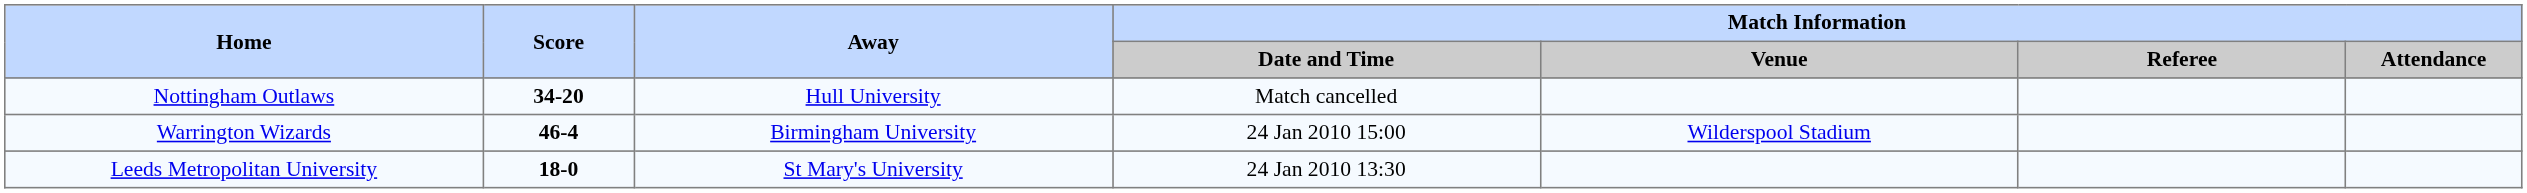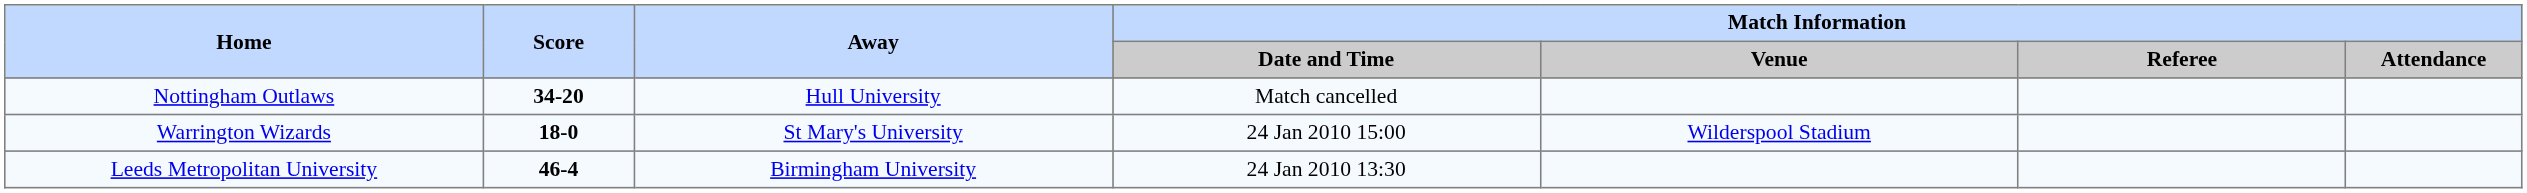(559, 132) 46-4 -> (559, 132) 18-0
(873, 132) Birmingham University -> (873, 132) St Mary's University
(559, 169) 18-0 -> (559, 169) 46-4
(873, 169) St Mary's University -> (873, 169) Birmingham University
